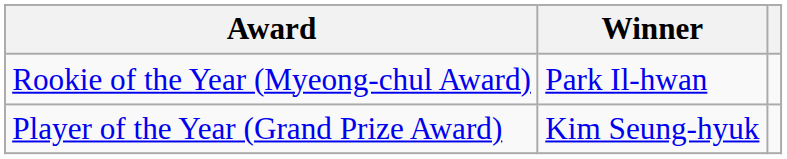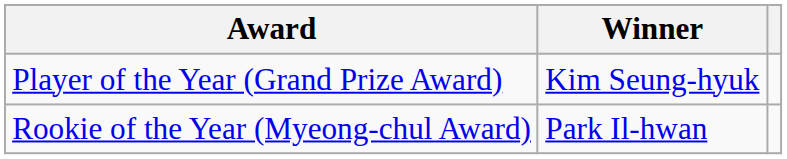rows swapped: (257, 128) <-> (272, 78)
